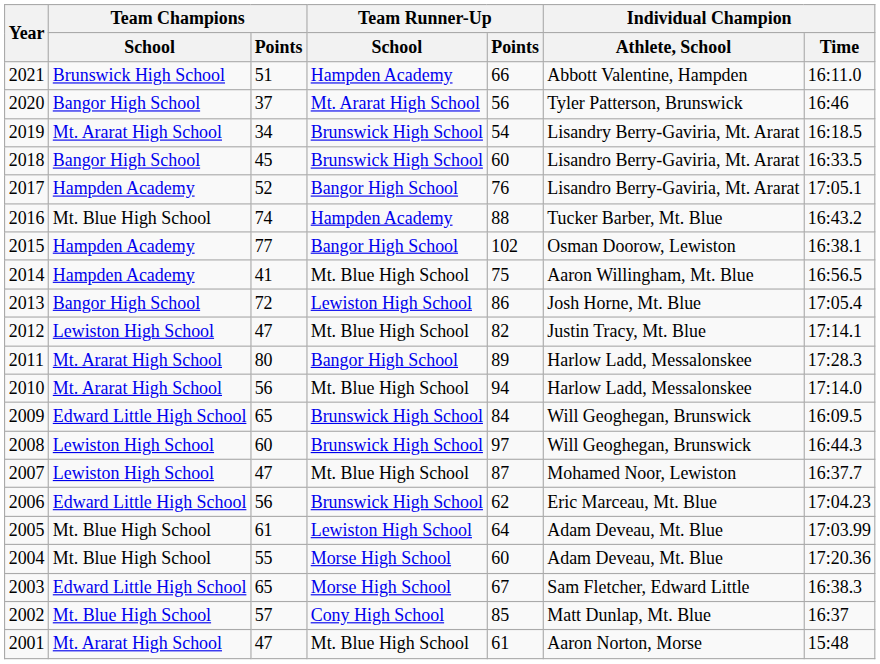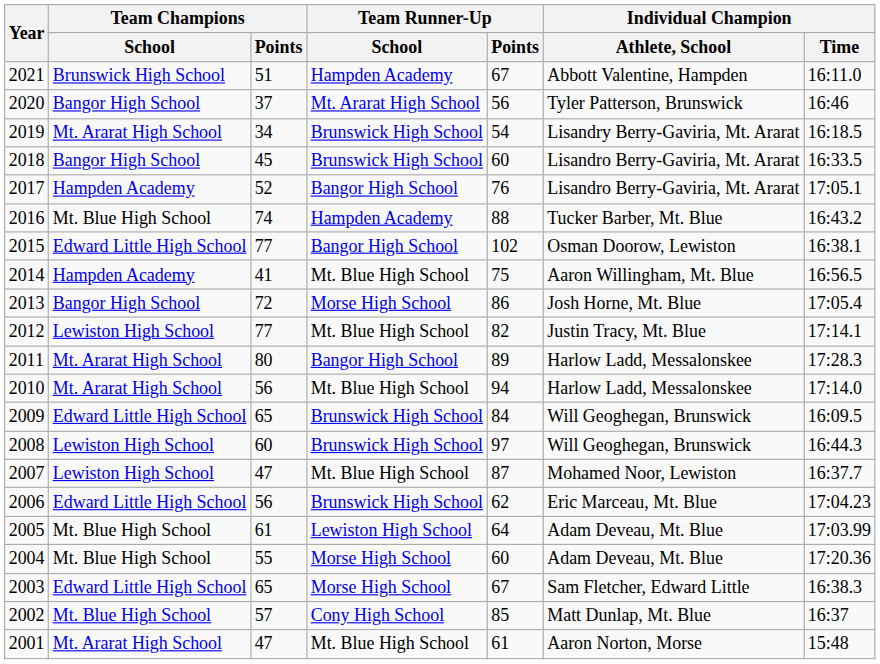(500, 75) 66 -> (500, 75) 67
(124, 246) Hampden Academy -> (150, 246) Edward Little High School
(391, 302) Lewiston High School -> (381, 302) Morse High School
(264, 331) 47 -> (264, 331) 77
